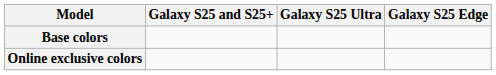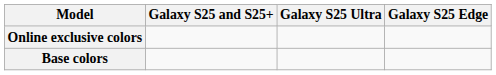rows swapped: (75, 37) <-> (75, 59)
